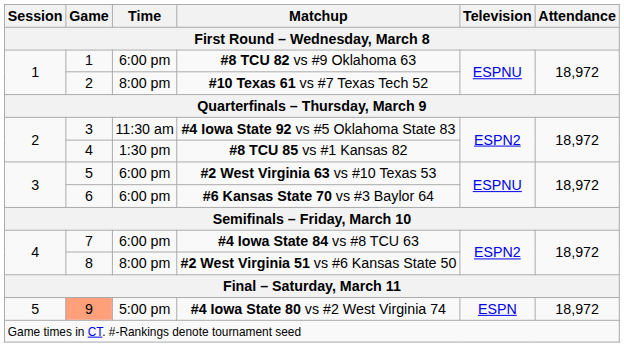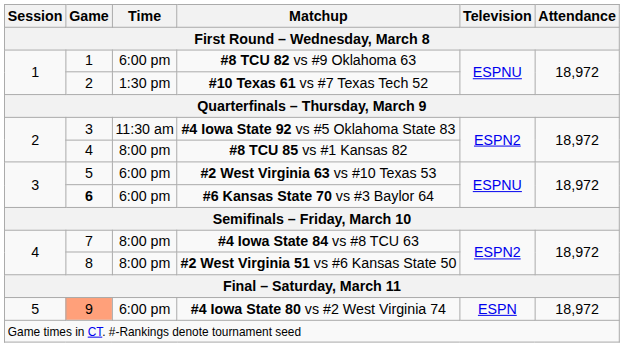(145, 84) 8:00 pm -> (145, 84) 1:30 pm
(145, 151) 1:30 pm -> (145, 151) 8:00 pm
(89, 196) normal -> (89, 196) bold
(145, 241) 6:00 pm -> (145, 241) 8:00 pm
(145, 309) 5:00 pm -> (145, 309) 6:00 pm
